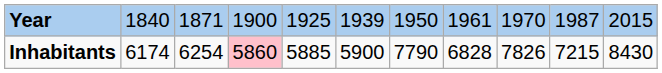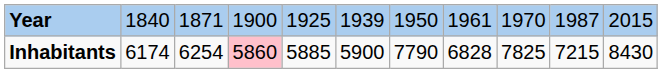(523, 52) 7826 -> (523, 52) 7825
